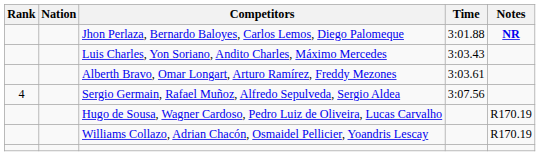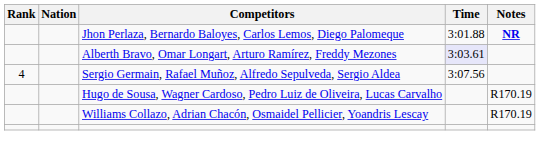- row: (234, 54)
(466, 74) no background -> (466, 54) lavender background
